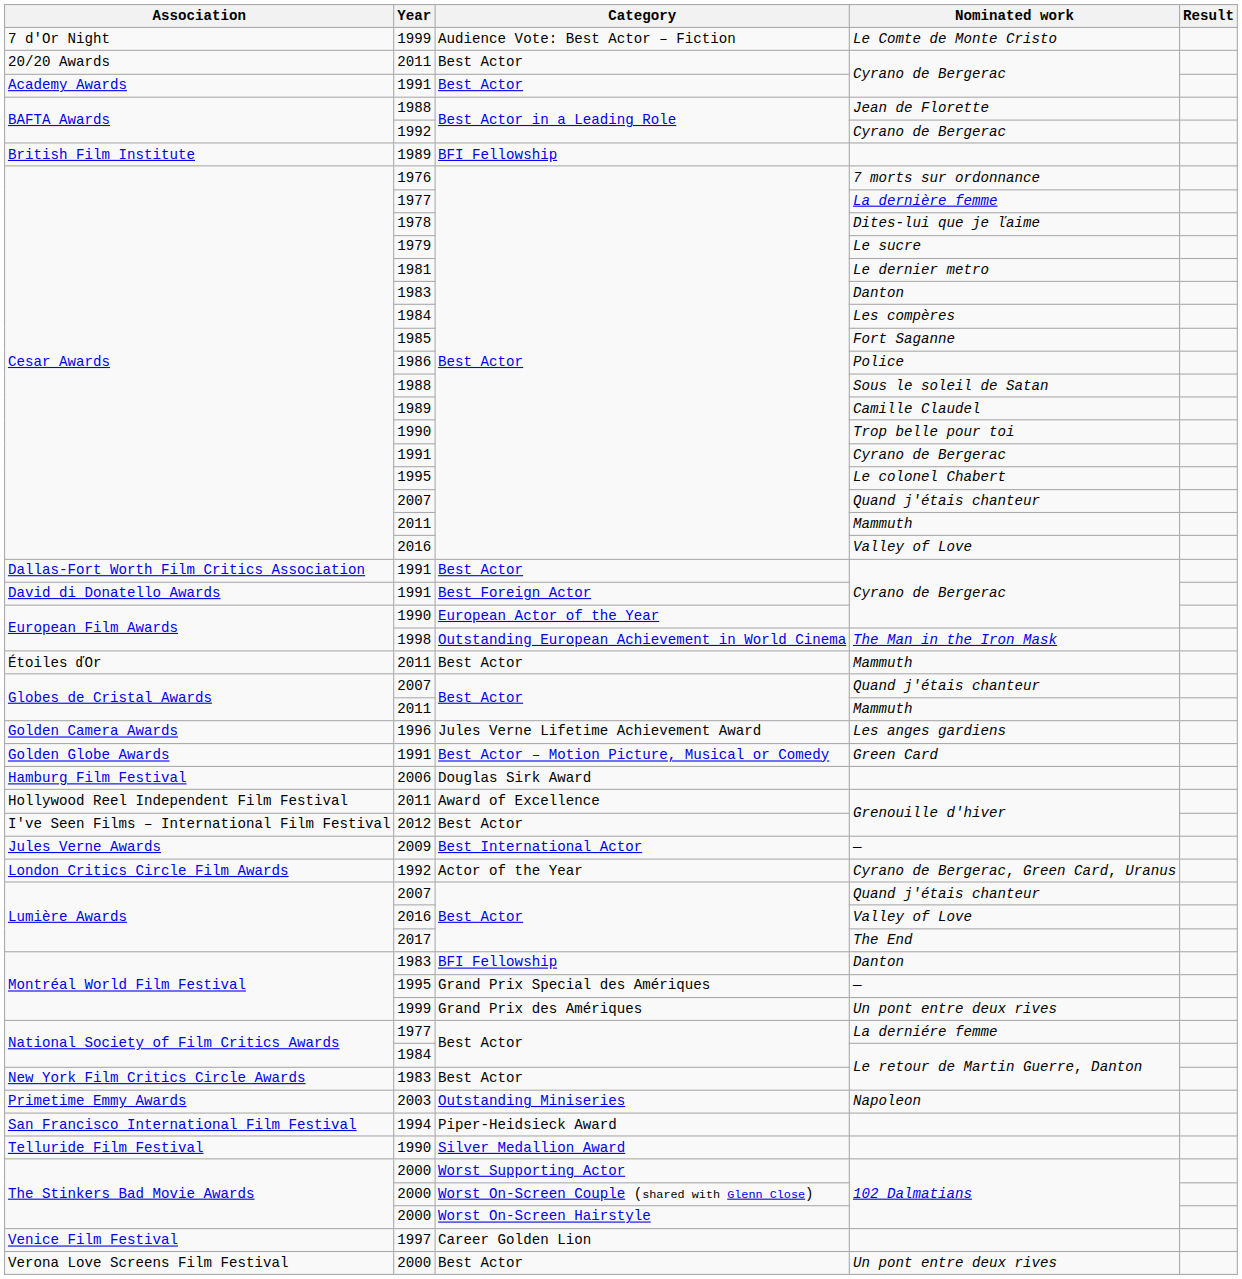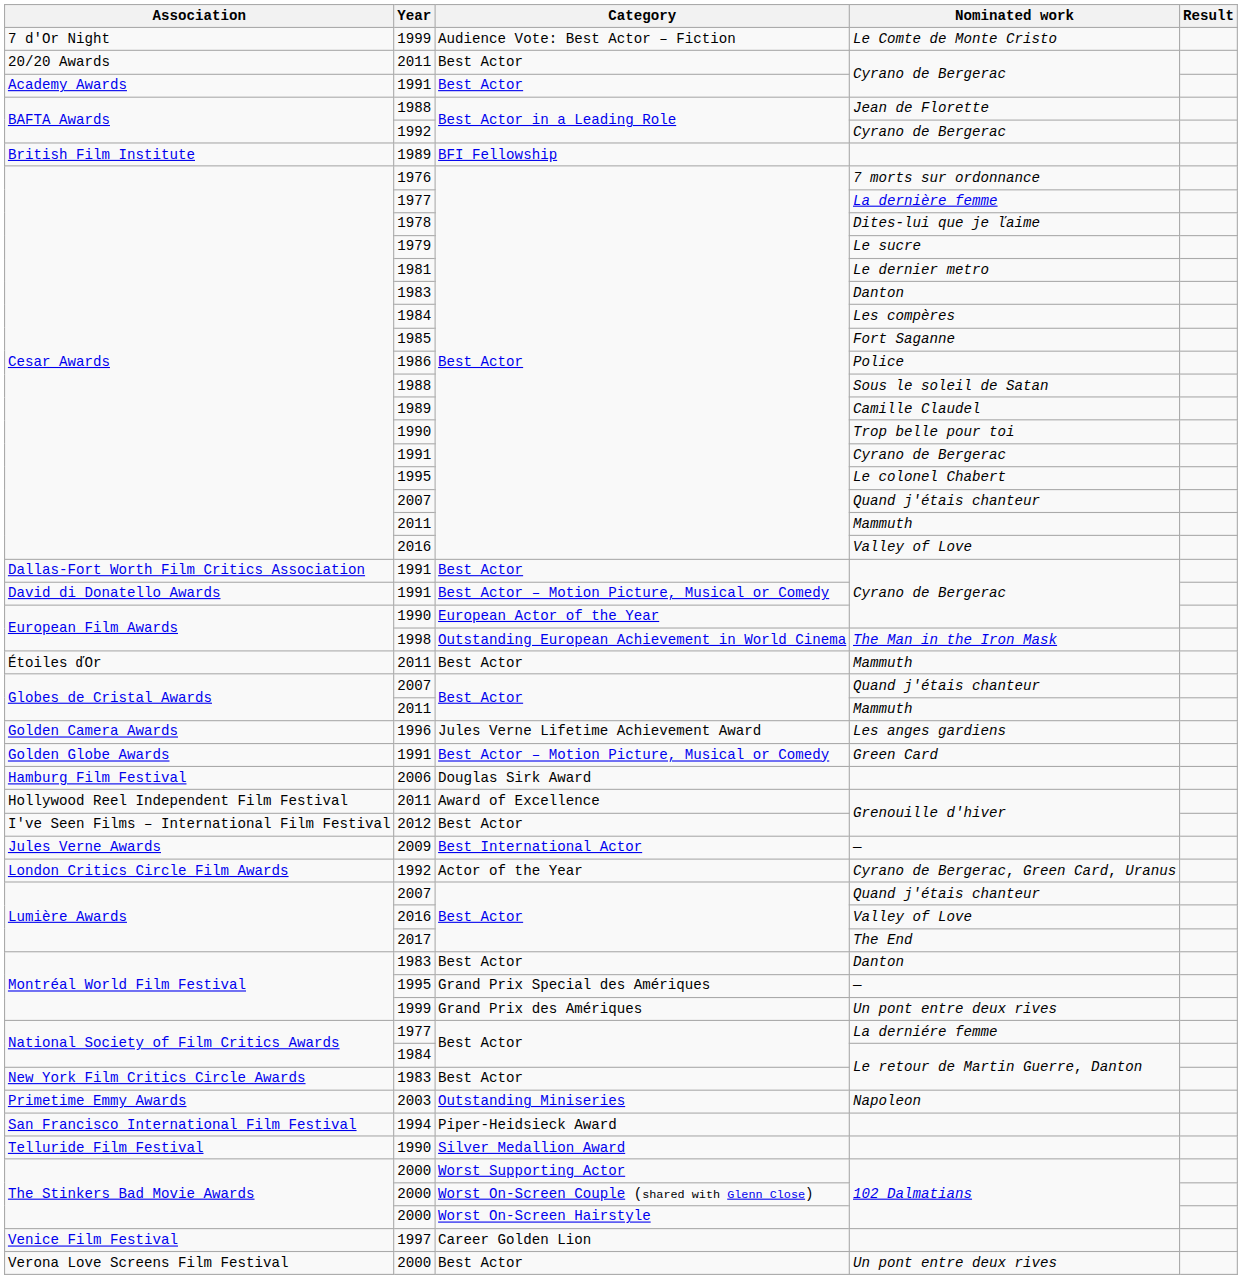(515, 593) Best Foreign Actor -> (634, 593) Best Actor – Motion Picture, Musical or Comedy
(498, 963) BFI Fellowship -> (481, 963) Best Actor
